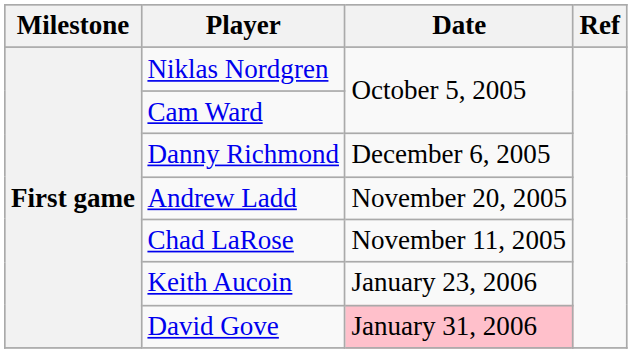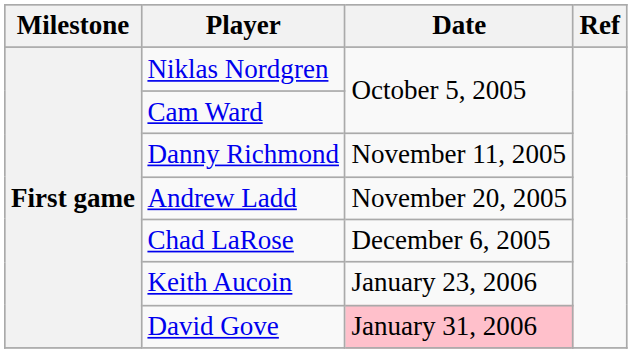(451, 154) December 6, 2005 -> (459, 154) November 11, 2005
(459, 240) November 11, 2005 -> (451, 240) December 6, 2005
